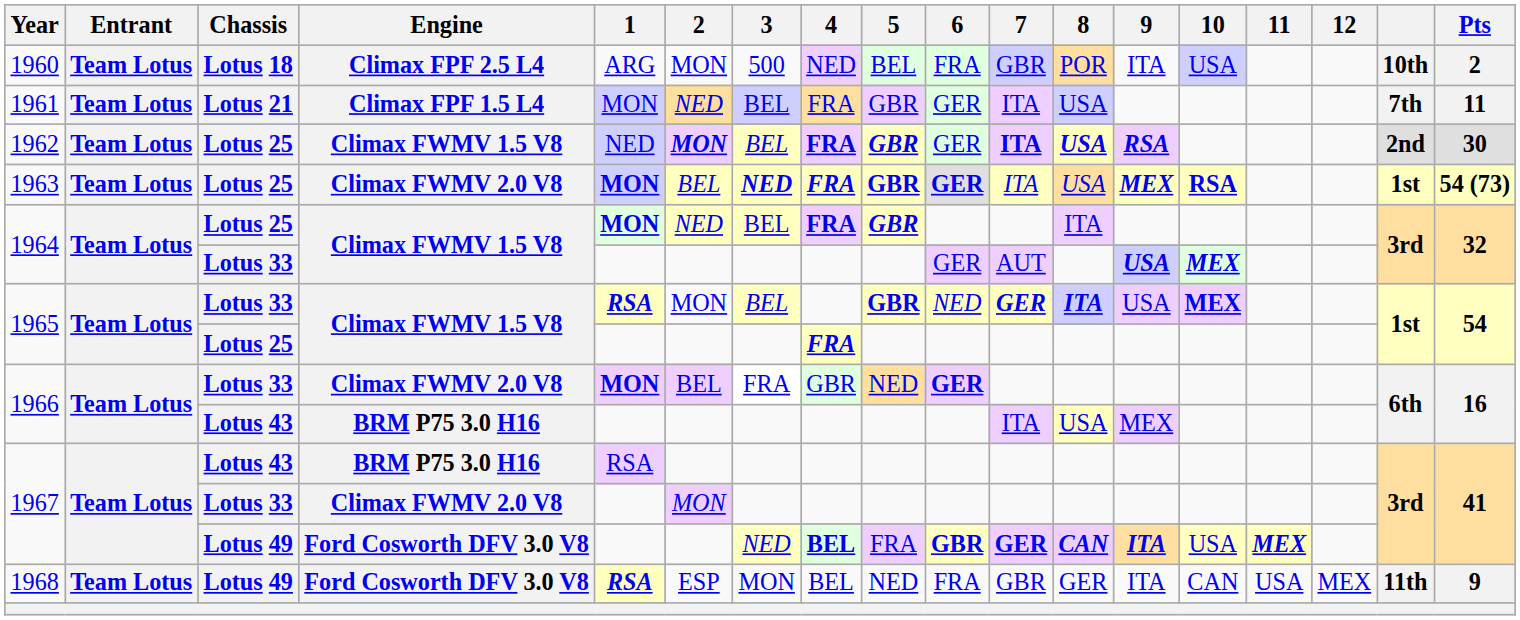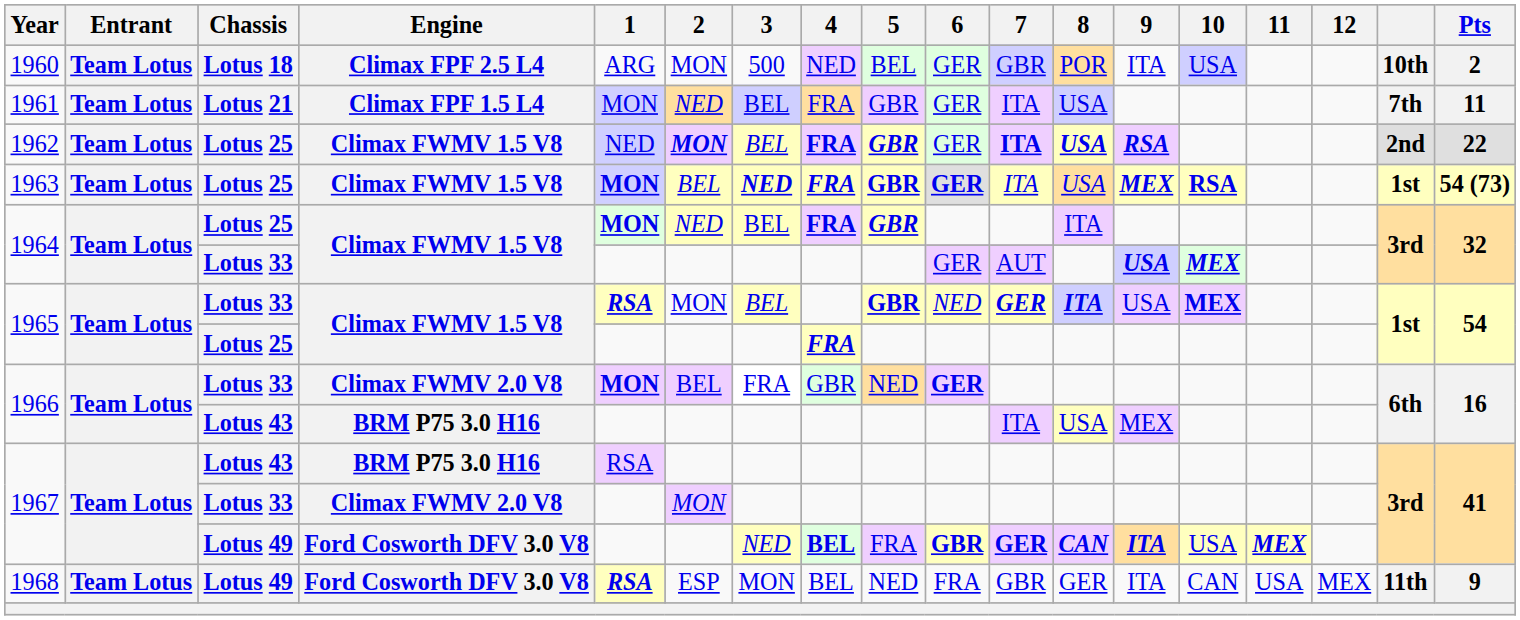(957, 64) FRA -> (957, 64) GER
(1475, 144) 30 -> (1475, 144) 22
(447, 184) Climax FWMV 2.0 V8 -> (447, 184) Climax FWMV 1.5 V8
